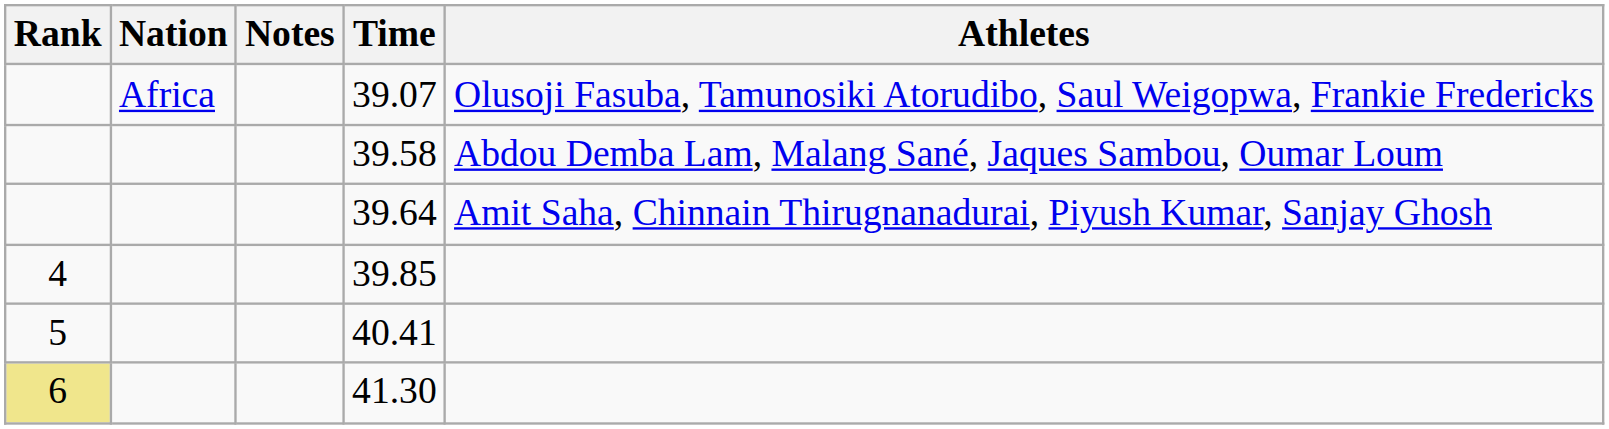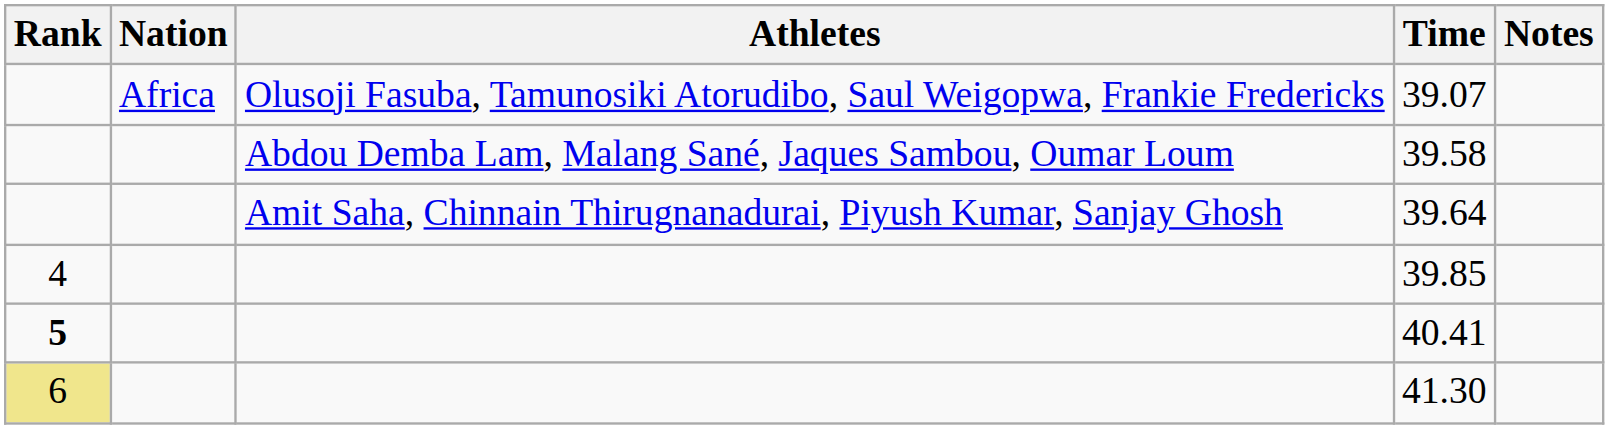columns swapped: (1024, 34) <-> (290, 34)
(58, 332) normal -> (58, 332) bold
